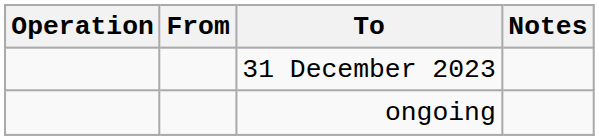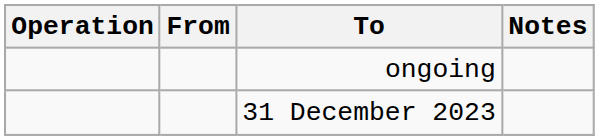rows swapped: (440, 113) <-> (369, 70)
